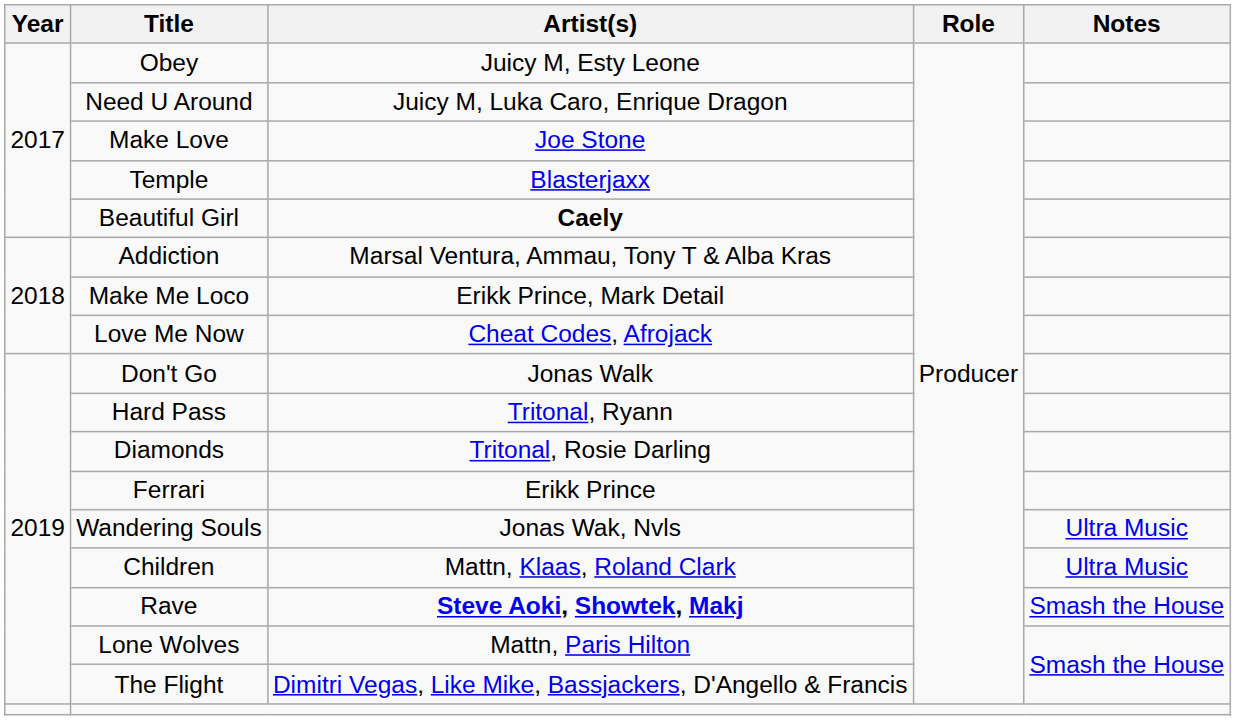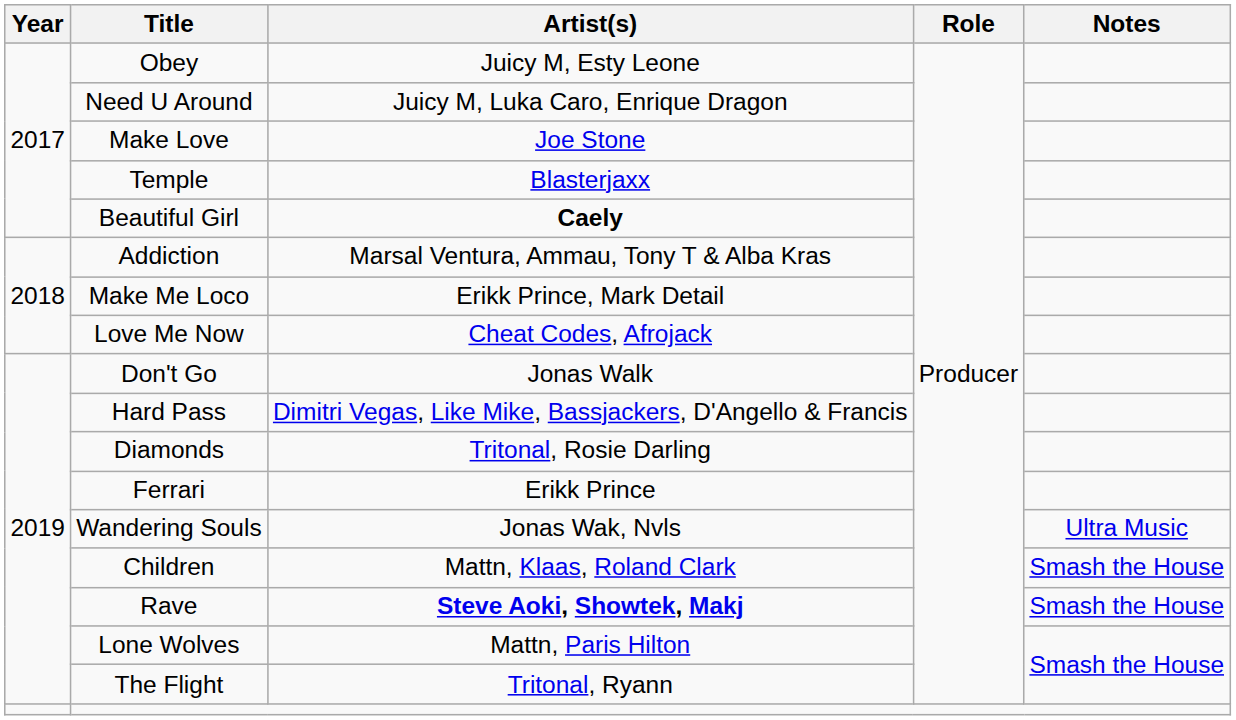(590, 412) Tritonal, Ryann -> (590, 412) Dimitri Vegas, Like Mike, Bassjackers, D'Angello & Francis
(1127, 567) Ultra Music -> (1127, 567) Smash the House
(590, 683) Dimitri Vegas, Like Mike, Bassjackers, D'Angello & Francis -> (590, 683) Tritonal, Ryann
